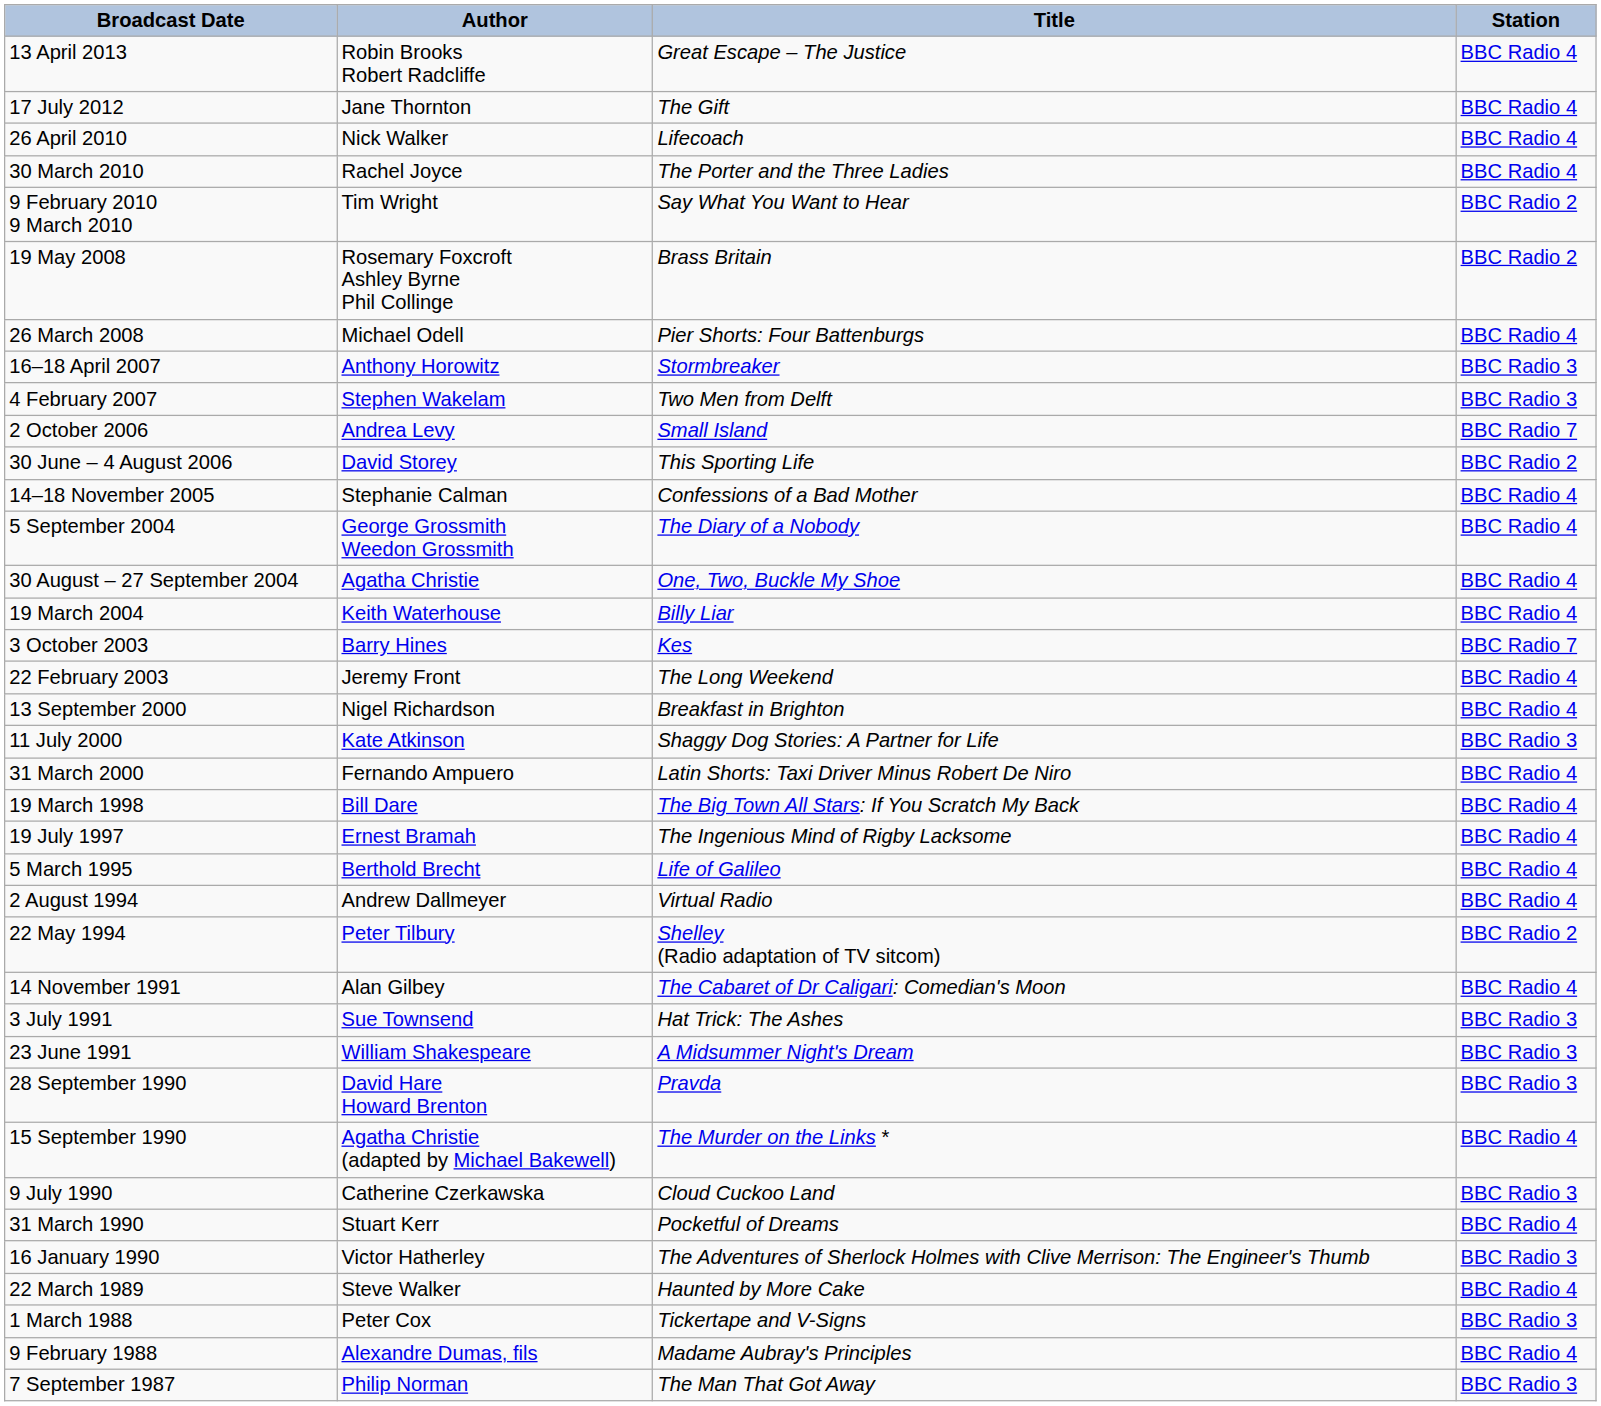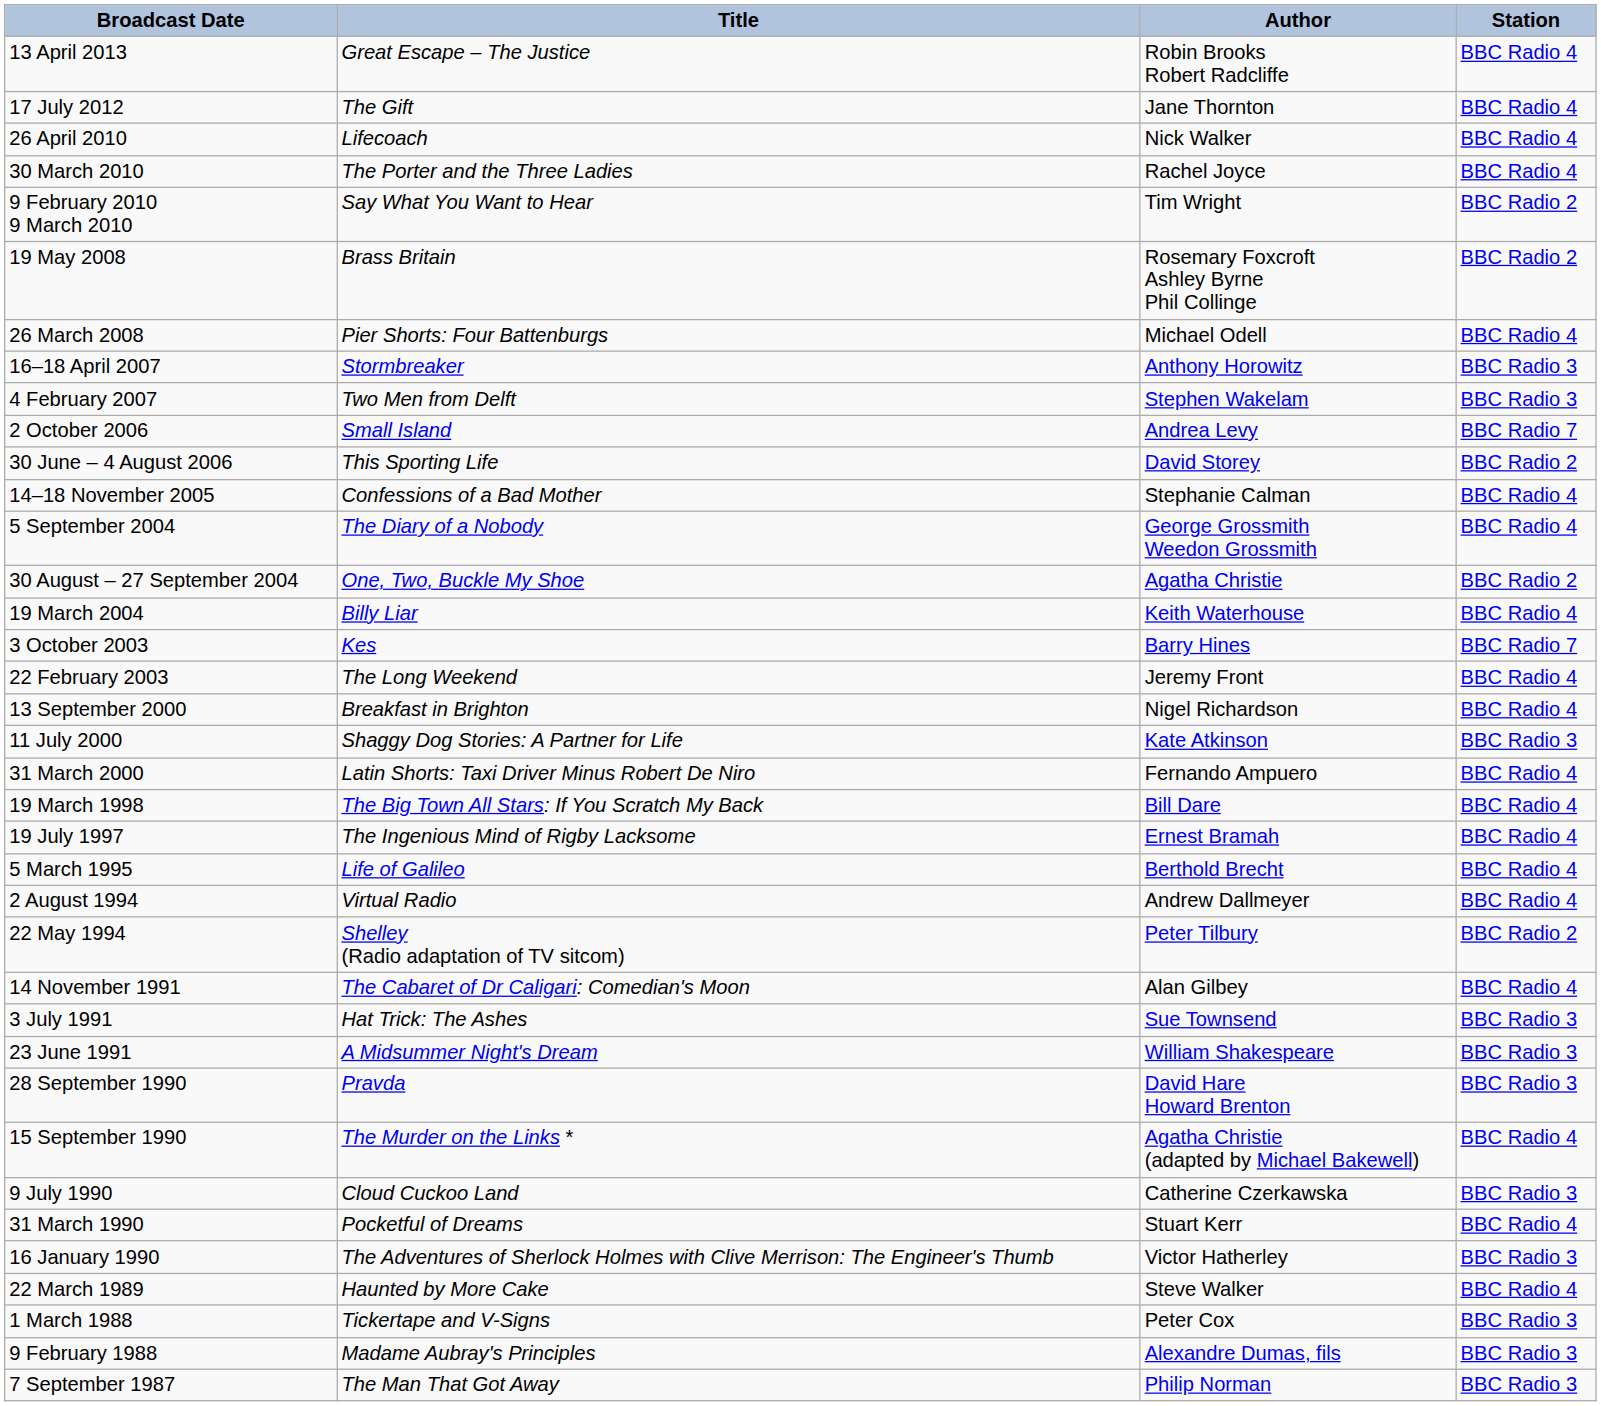columns swapped: (1054, 20) <-> (495, 20)
(1519, 581) BBC Radio 4 -> (1519, 581) BBC Radio 2
(1519, 1352) BBC Radio 4 -> (1519, 1352) BBC Radio 3
